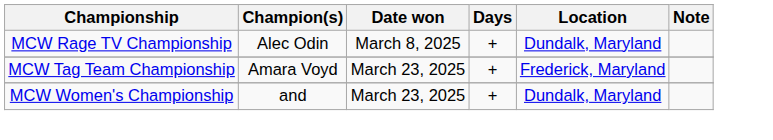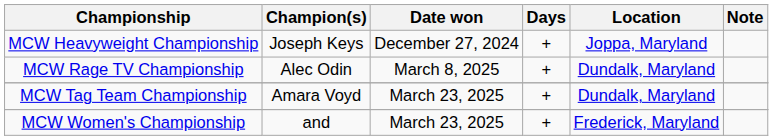+ row: (133, 43)
(593, 69) Frederick, Maryland -> (646, 95) Dundalk, Maryland
(593, 95) Dundalk, Maryland -> (646, 122) Frederick, Maryland
